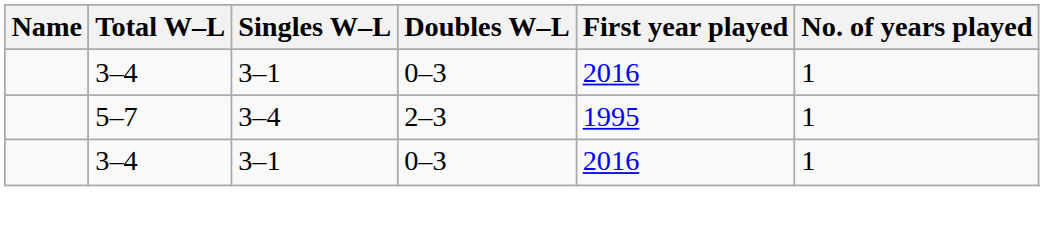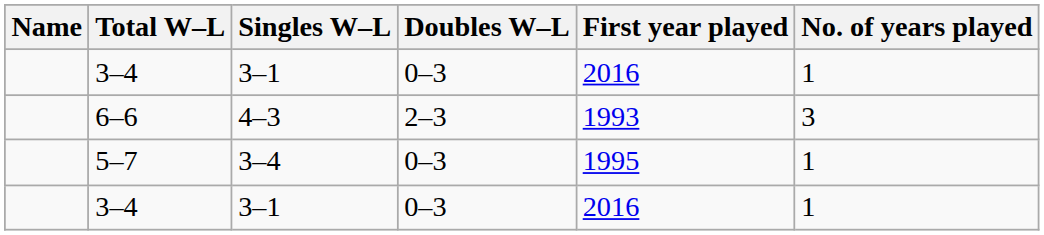+ row: (116, 116)
(425, 116) 2–3 -> (425, 161) 0–3
